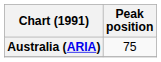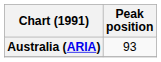(130, 47) 75 -> (130, 47) 93
